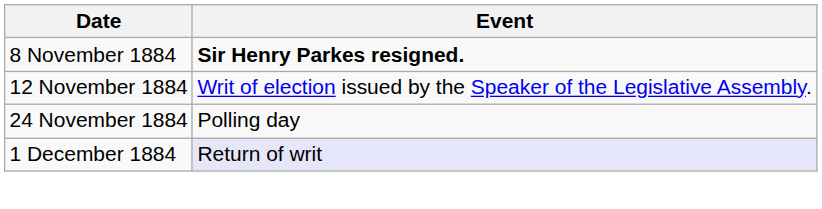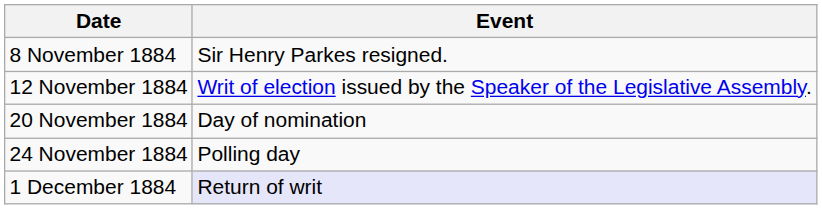(331, 54) bold -> (323, 54) normal
+ row: (99, 120)
